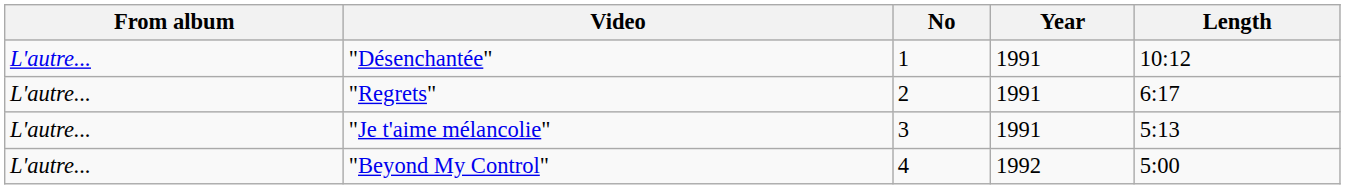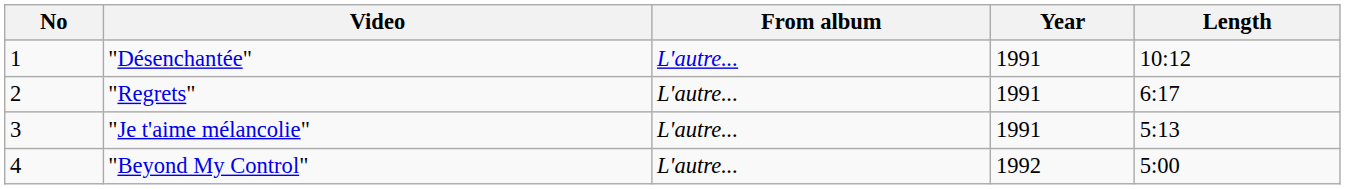columns swapped: (942, 22) <-> (174, 22)
